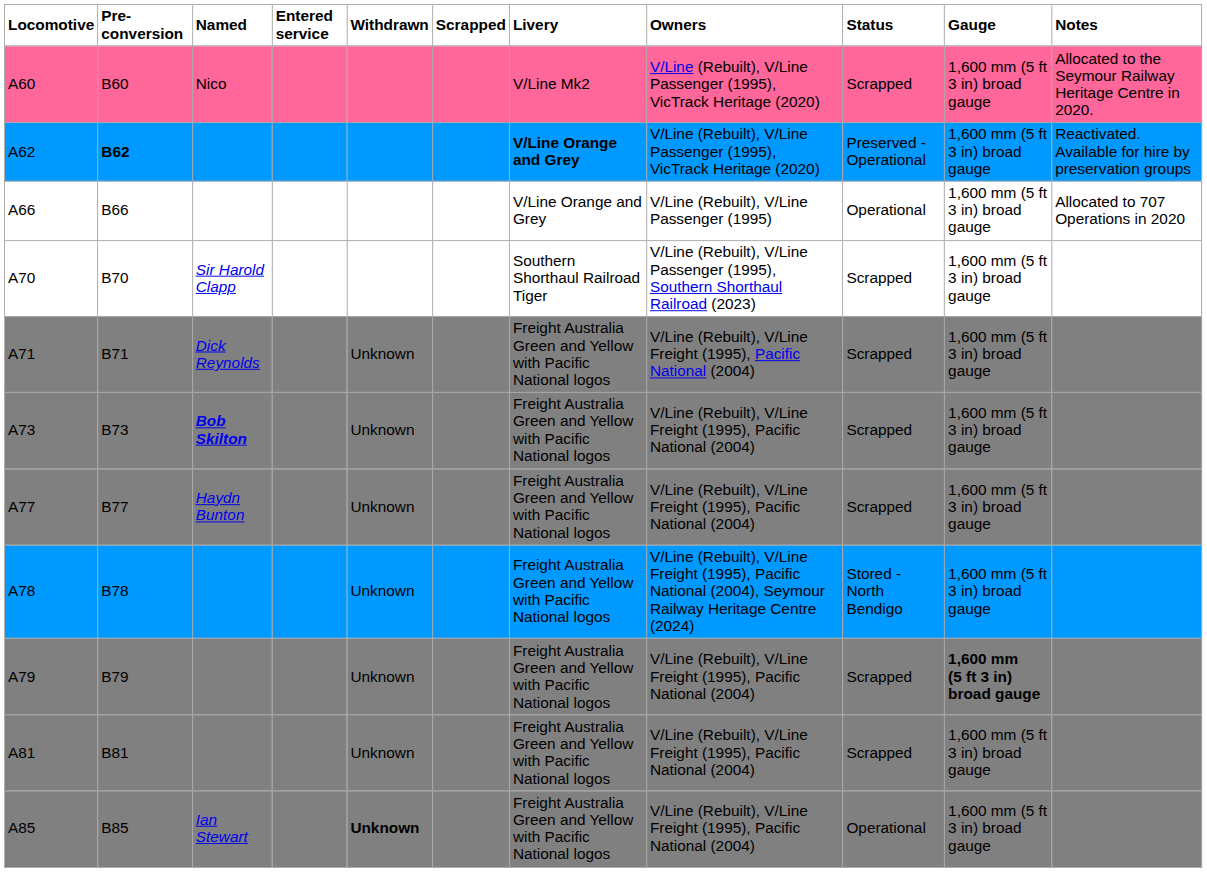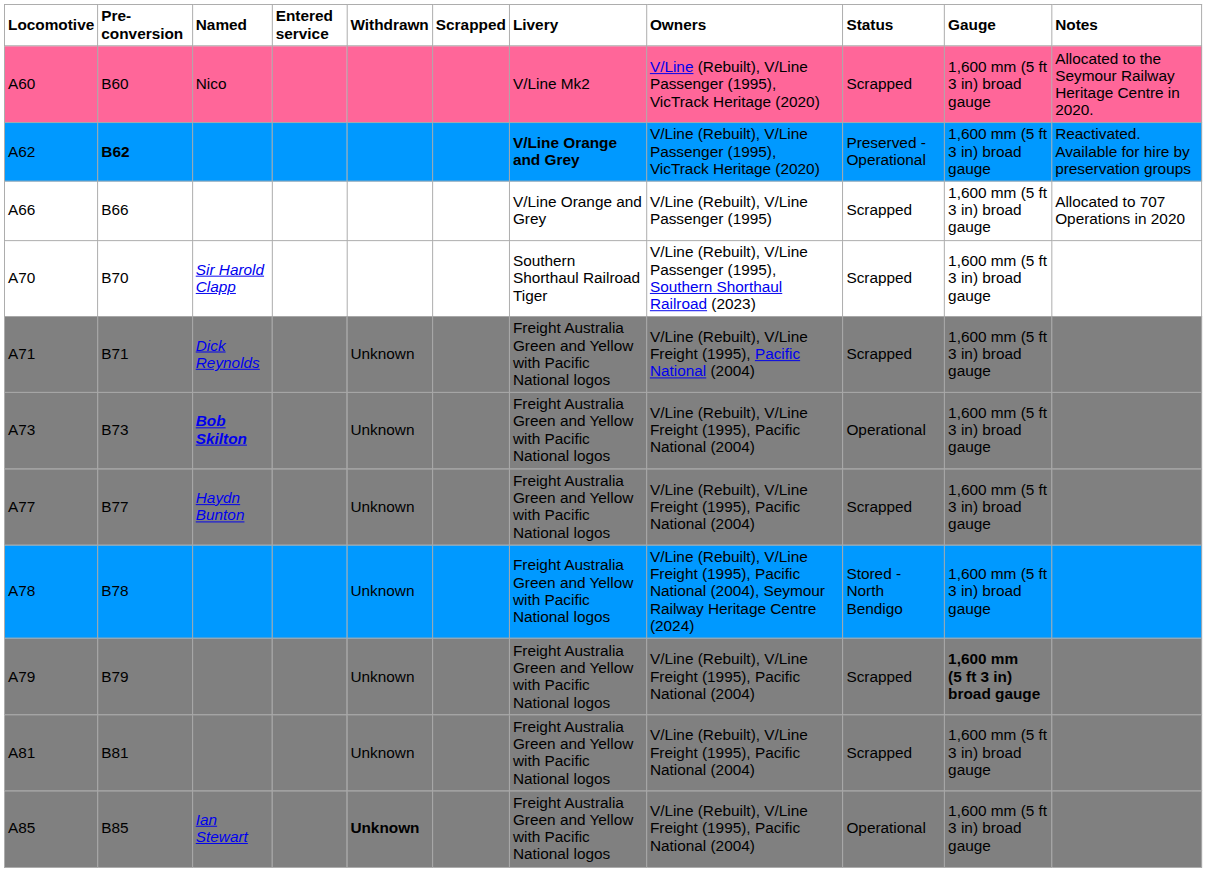(886, 210) Operational -> (879, 210) Scrapped
(879, 430) Scrapped -> (886, 430) Operational
